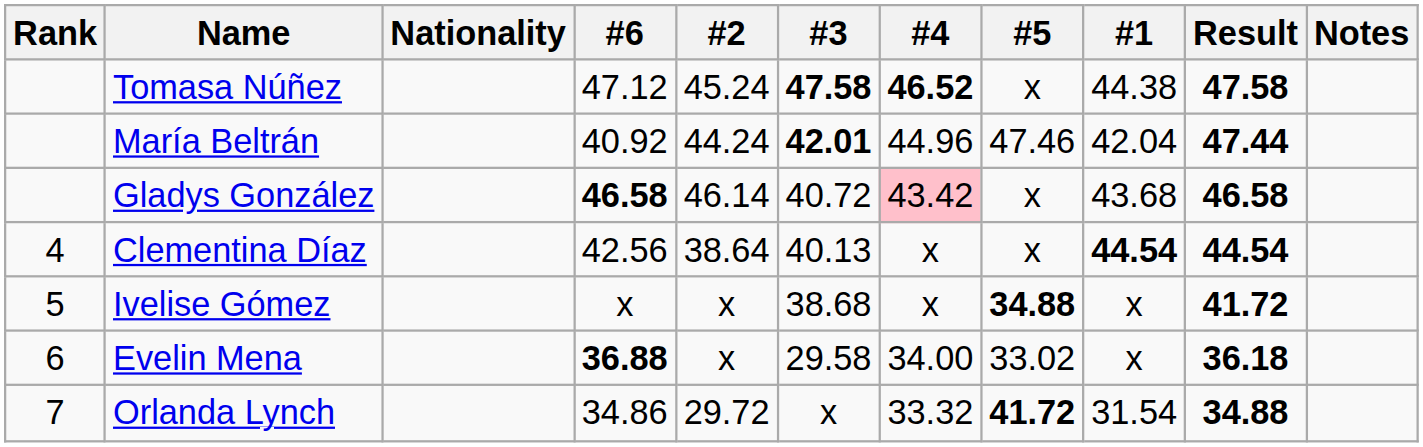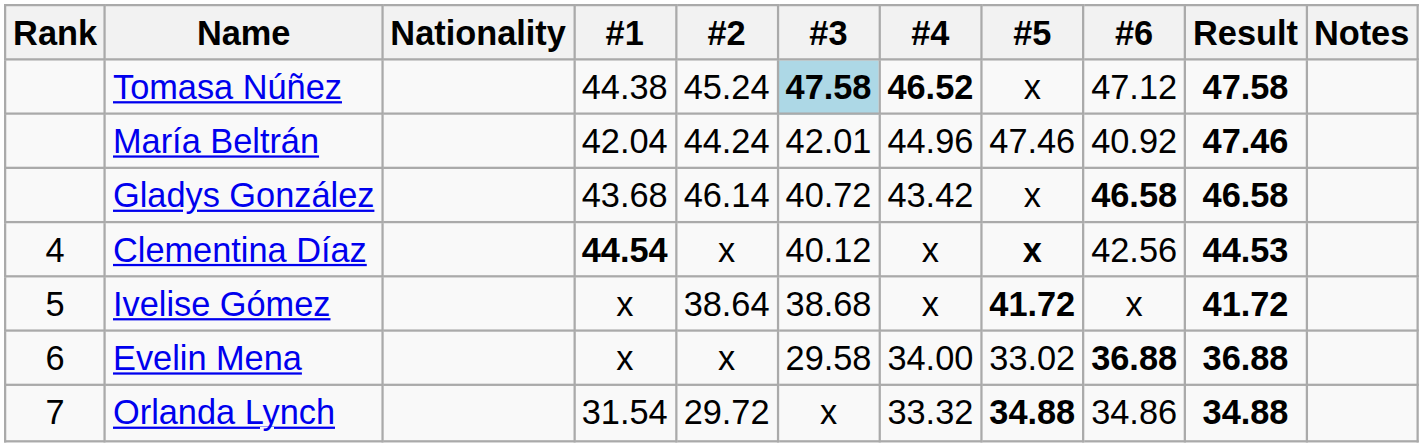columns swapped: (1134, 33) <-> (625, 33)
(828, 87) no background -> (828, 87) lightblue background
(828, 141) bold -> (828, 141) normal
(1245, 141) 47.44 -> (1245, 141) 47.46
(930, 196) pink background -> (930, 196) no background
(727, 250) 38.64 -> (727, 250) x
(828, 250) 40.13 -> (828, 250) 40.12
(1032, 250) normal -> (1032, 250) bold
(1245, 250) 44.54 -> (1245, 250) 44.53
(727, 304) x -> (727, 304) 38.64
(1032, 304) 34.88 -> (1032, 304) 41.72
(1245, 359) 36.18 -> (1245, 359) 36.88
(1032, 413) 41.72 -> (1032, 413) 34.88
